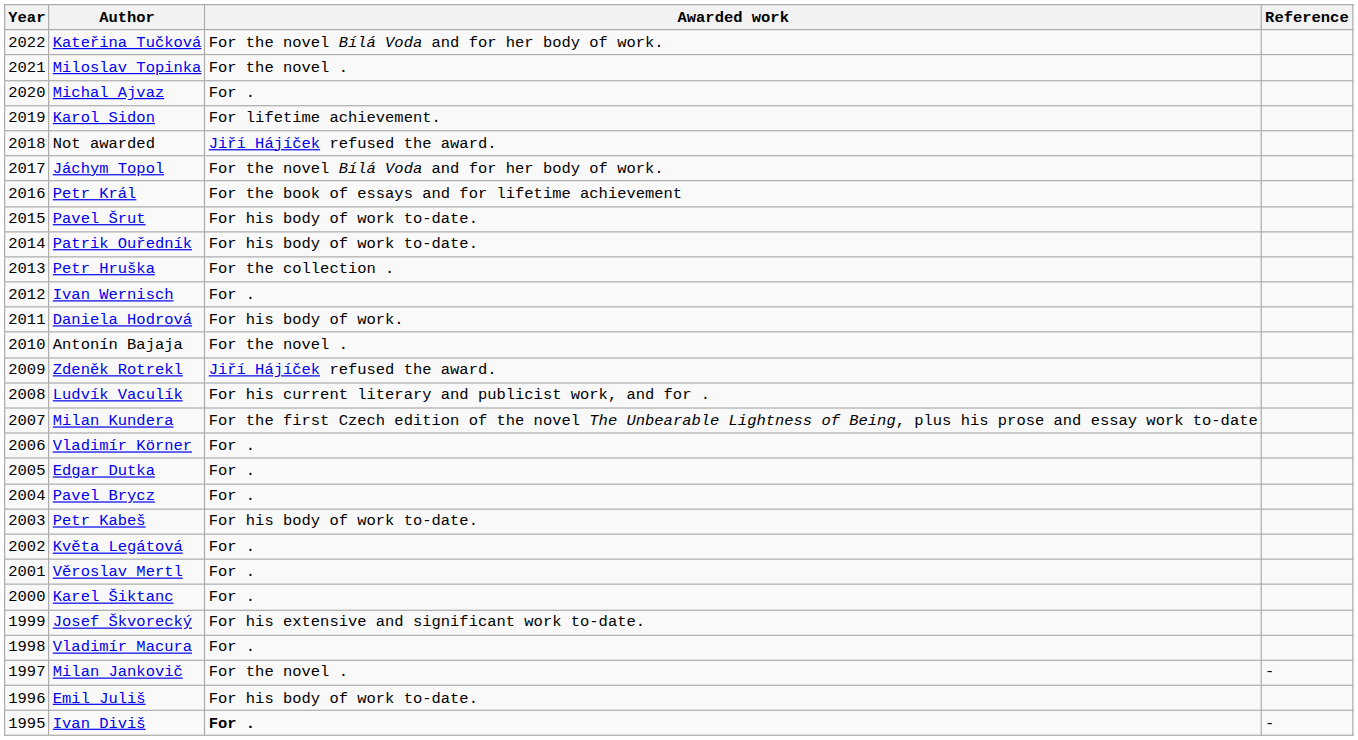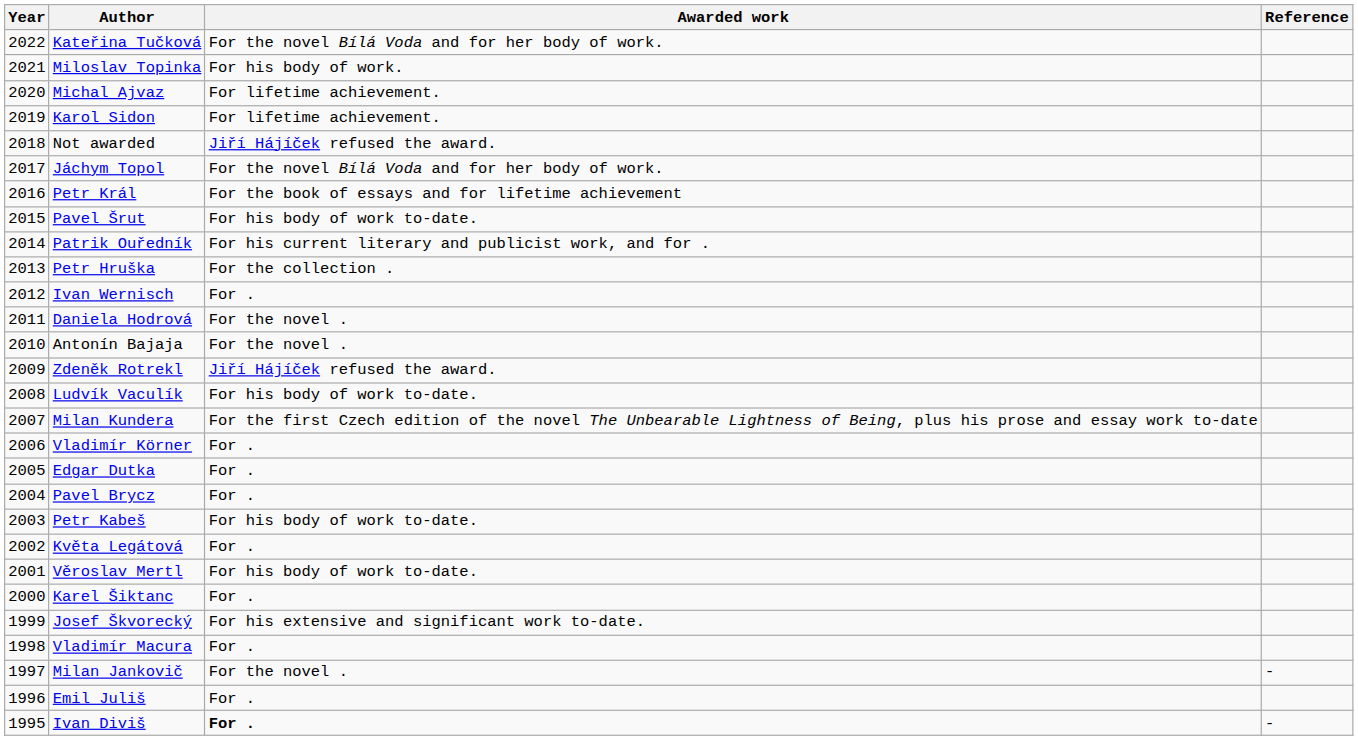(278, 68) For the novel . -> (306, 68) For his body of work.
(232, 93) For . -> (325, 93) For lifetime achievement.
(343, 244) For his body of work to-date. -> (459, 244) For his current literary and publicist work, and for .
(306, 320) For his body of work. -> (278, 320) For the novel .
(459, 395) For his current literary and publicist work, and for . -> (343, 395) For his body of work to-date.
(232, 572) For . -> (343, 572) For his body of work to-date.
(343, 698) For his body of work to-date. -> (232, 698) For .
